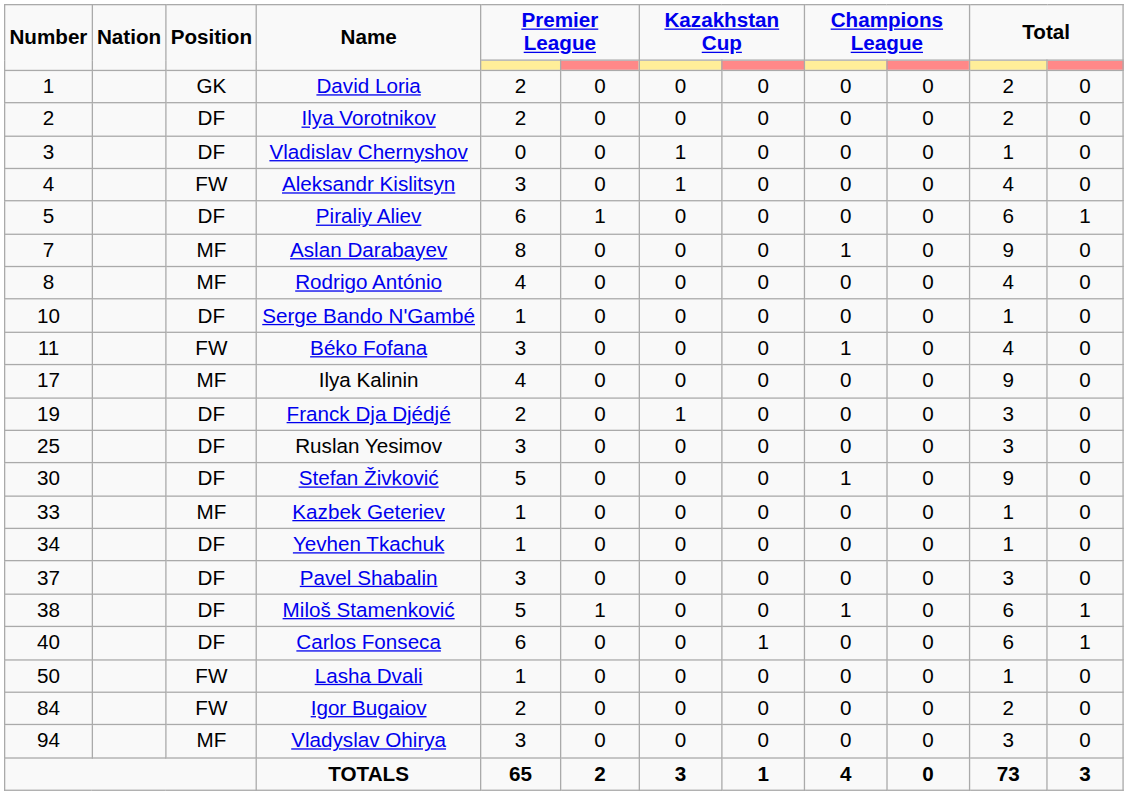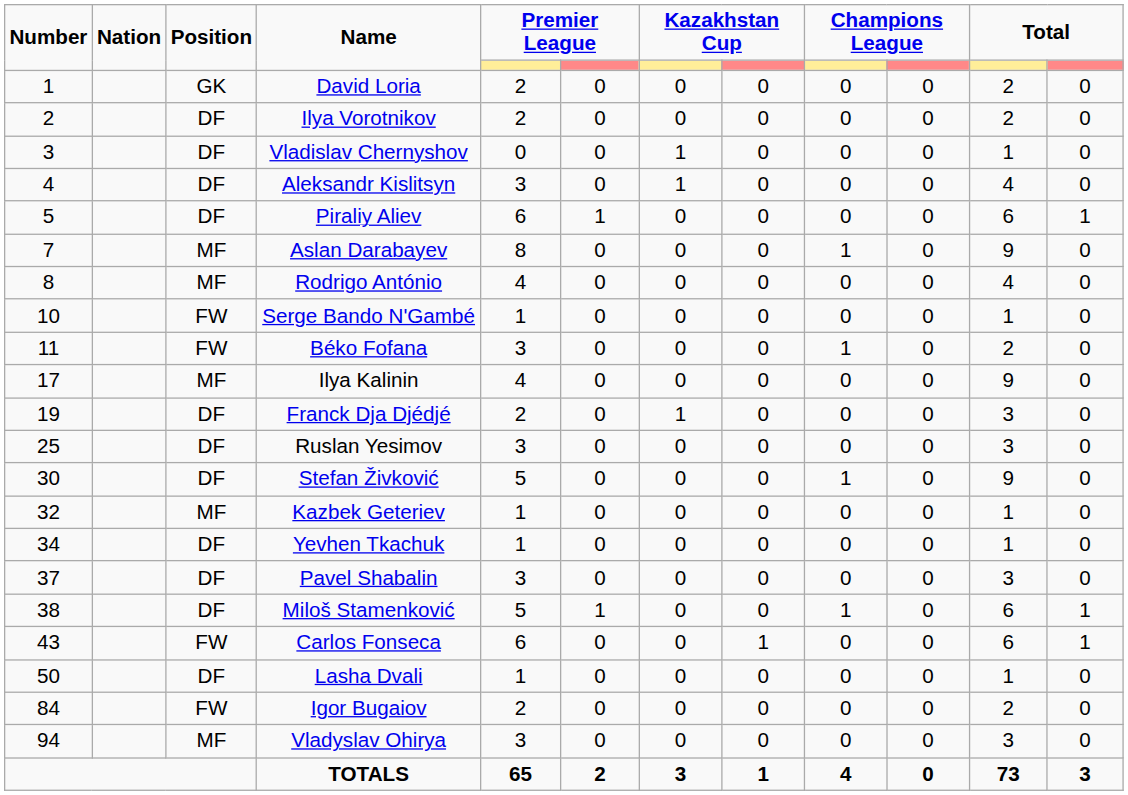(211, 184) FW -> (211, 184) DF
(211, 315) DF -> (211, 315) FW
(1008, 348) 4 -> (1008, 348) 2
(48, 511) 33 -> (48, 511) 32
(48, 642) 40 -> (48, 642) 43
(211, 642) DF -> (211, 642) FW
(211, 675) FW -> (211, 675) DF
